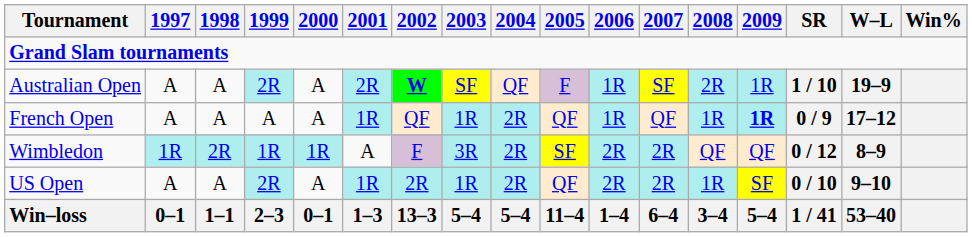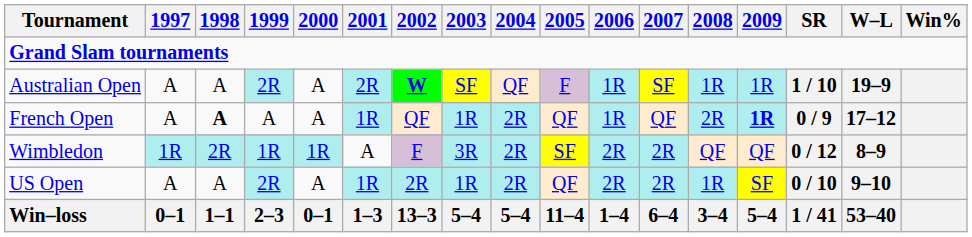(713, 85) 2R -> (713, 85) 1R
(220, 117) normal -> (220, 117) bold
(713, 117) 1R -> (713, 117) 2R
